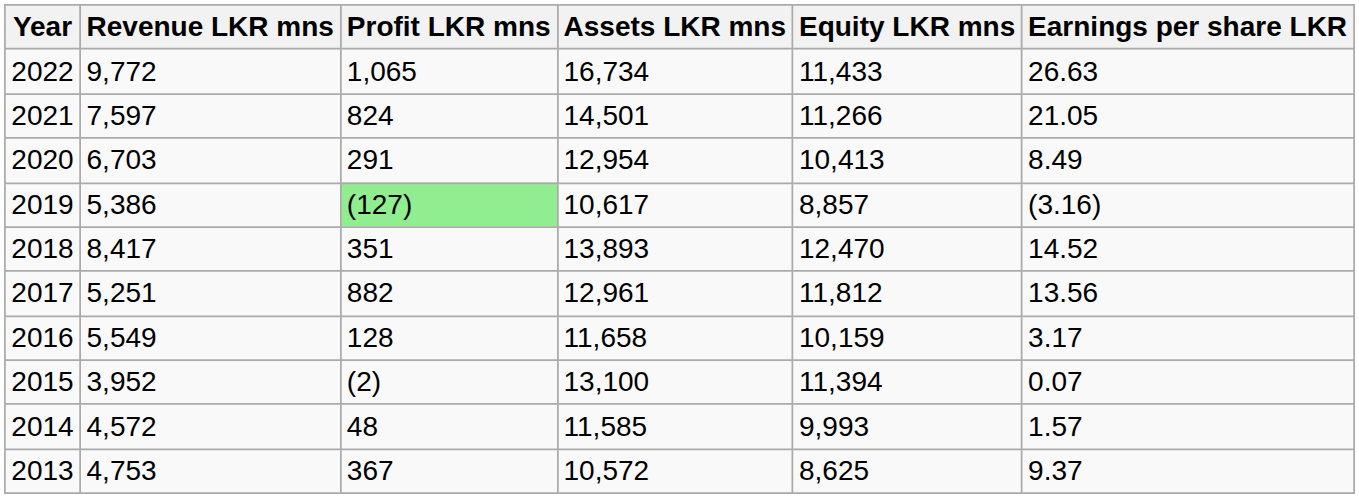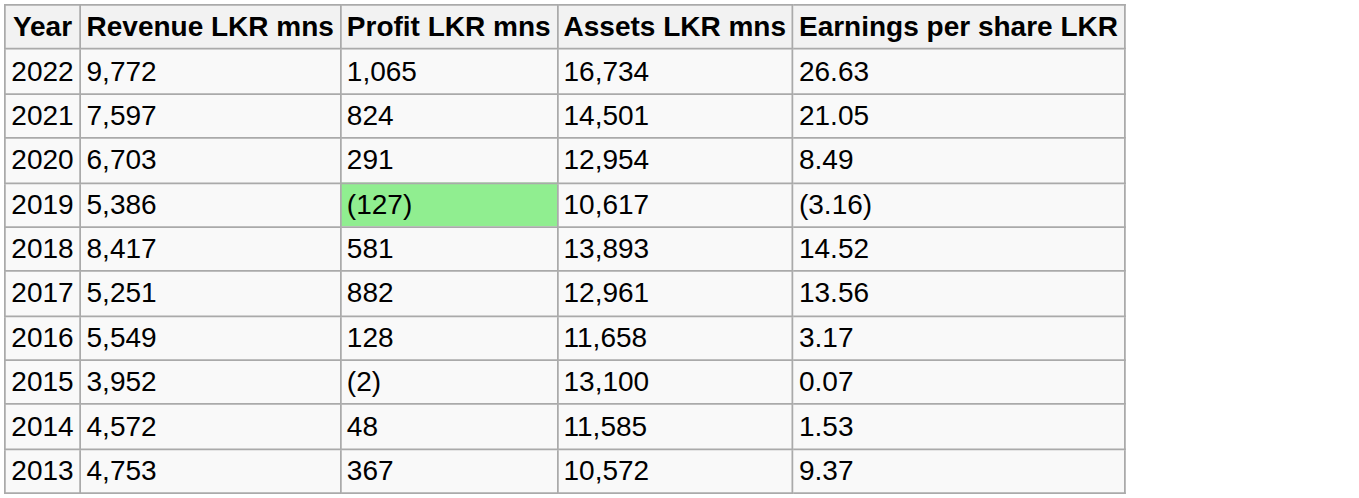- column: (907, 26)
(370, 248) 351 -> (370, 248) 581
(1055, 426) 1.57 -> (826, 426) 1.53
